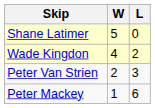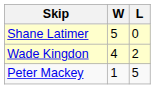- row: (53, 73)
(135, 93) 6 -> (135, 73) 5
